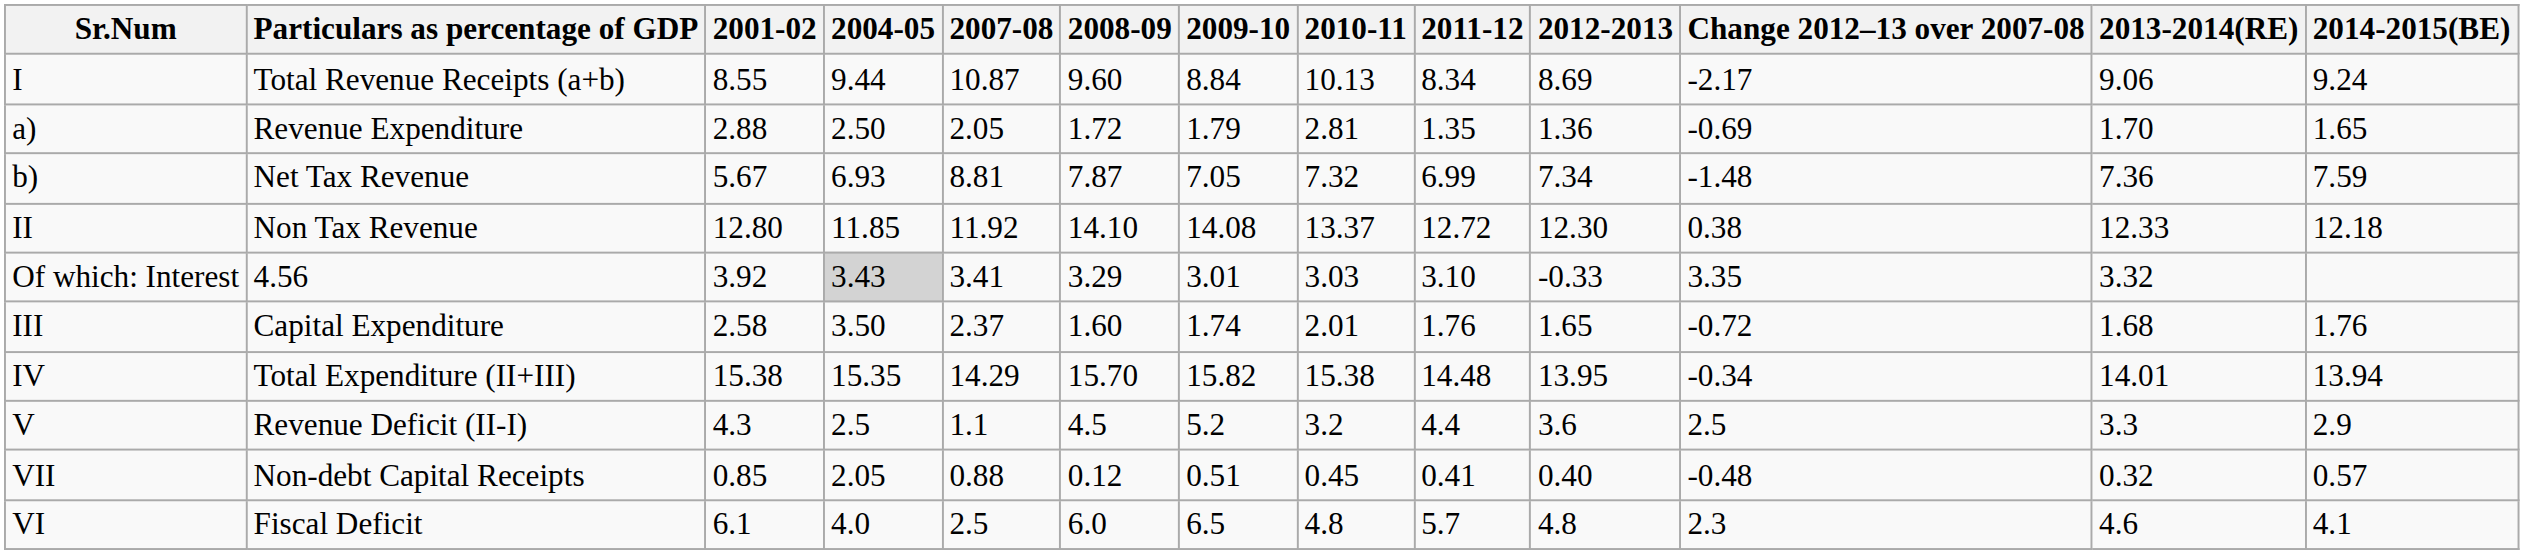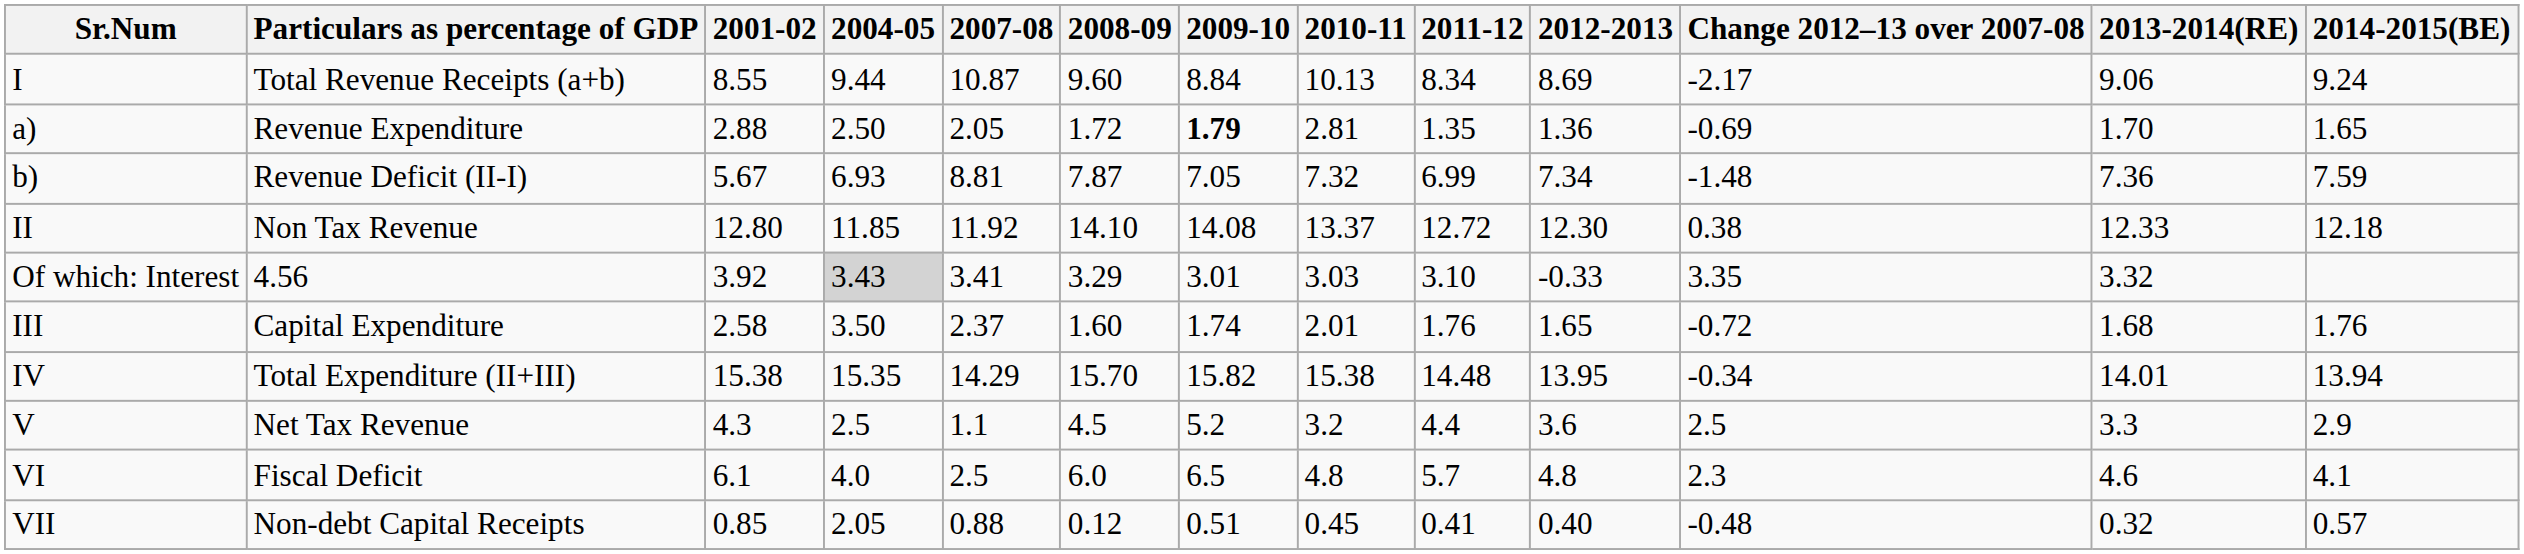(1213, 128) normal -> (1213, 128) bold
(361, 177) Net Tax Revenue -> (390, 177) Revenue Deficit (II-I)
(390, 425) Revenue Deficit (II-I) -> (361, 425) Net Tax Revenue
rows swapped: (29, 524) <-> (34, 474)
